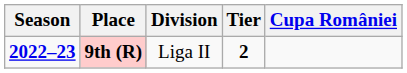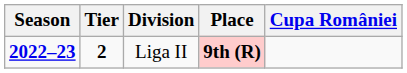columns swapped: (244, 20) <-> (113, 20)
